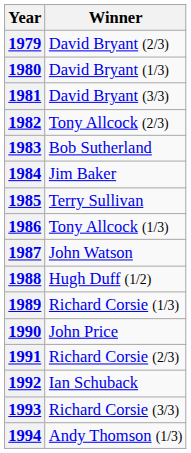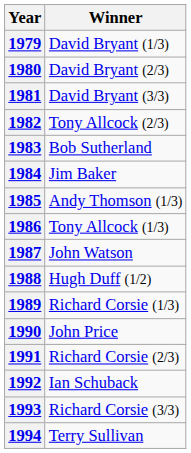(109, 43) David Bryant (2/3) -> (109, 43) David Bryant (1/3)
(109, 69) David Bryant (1/3) -> (109, 69) David Bryant (2/3)
(96, 200) Terry Sullivan -> (116, 200) Andy Thomson (1/3)
(116, 435) Andy Thomson (1/3) -> (96, 435) Terry Sullivan
